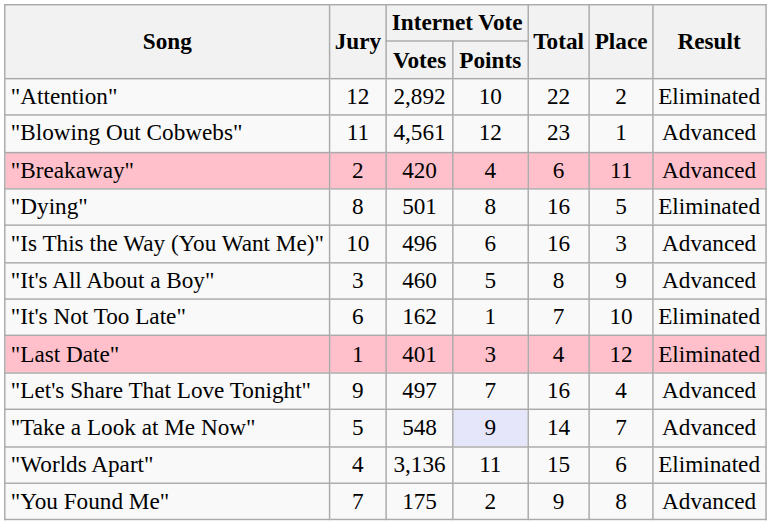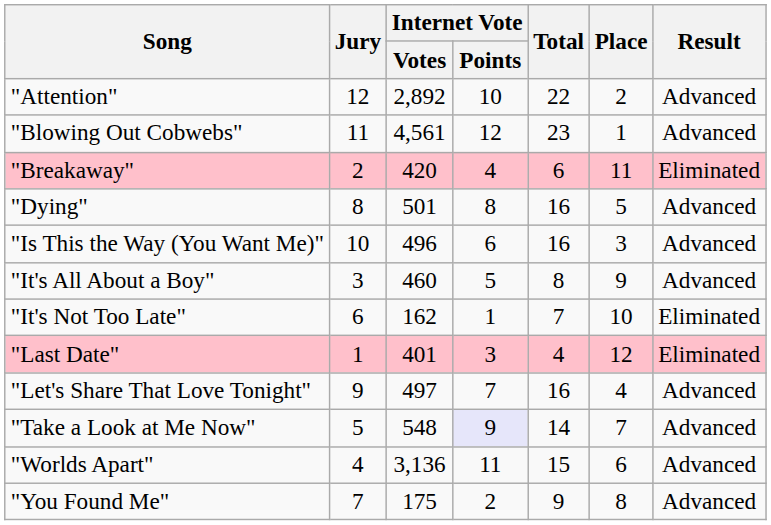(709, 96) Eliminated -> (709, 96) Advanced
(709, 170) Advanced -> (709, 170) Eliminated
(709, 206) Eliminated -> (709, 206) Advanced
(709, 464) Eliminated -> (709, 464) Advanced
